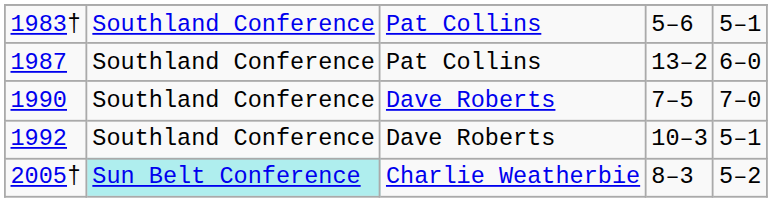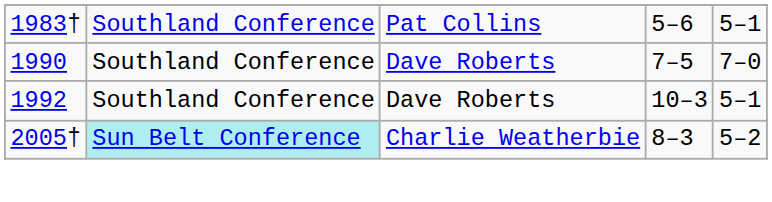- row: (39, 62)
